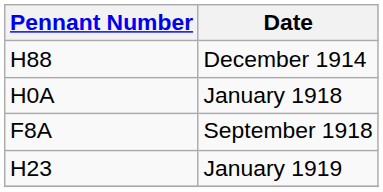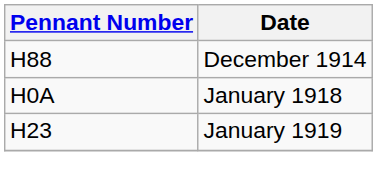- row: (31, 131)
